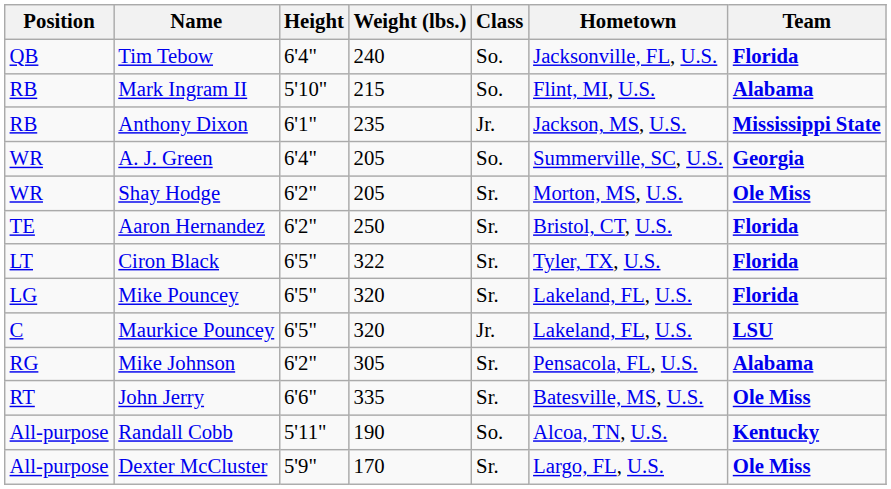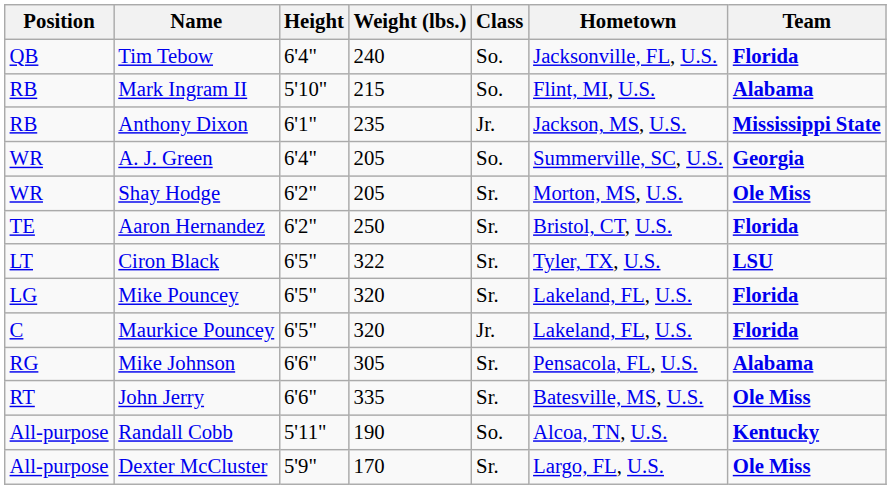(766, 261) Florida -> (753, 261) LSU
(753, 329) LSU -> (766, 329) Florida
(300, 363) 6'2" -> (300, 363) 6'6"
